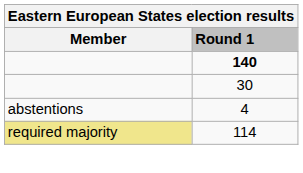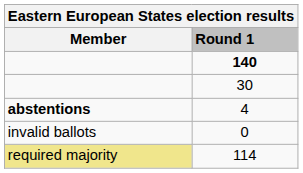(46, 109) normal -> (49, 109) bold
+ row: (245, 132)
